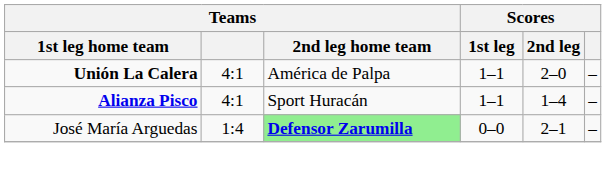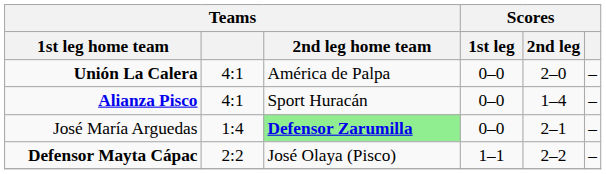(491, 73) 1–1 -> (491, 73) 0–0
(491, 100) 1–1 -> (491, 100) 0–0
+ row: (113, 155)
